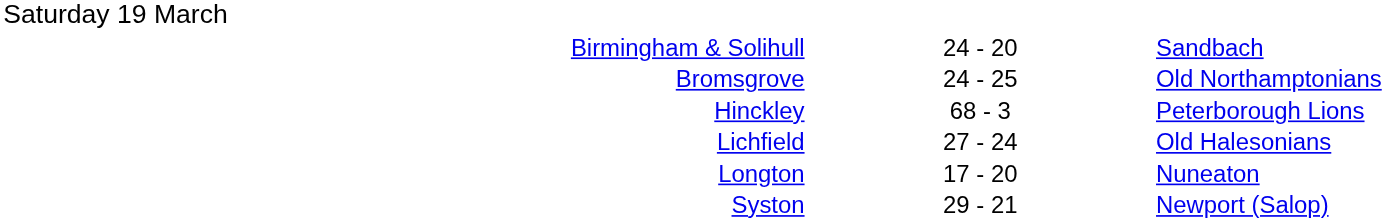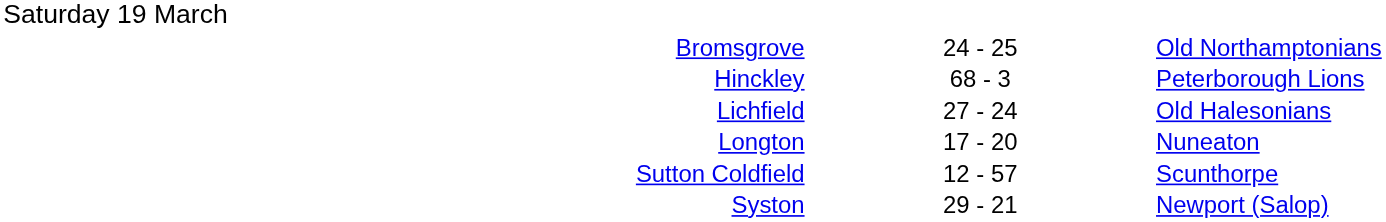- row: (688, 47)
+ row: (720, 174)
